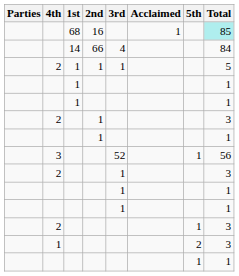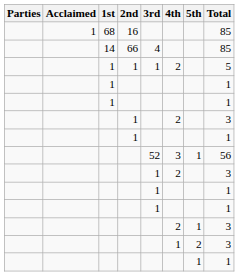columns swapped: (156, 13) <-> (53, 13)
(226, 31) paleturquoise background -> (226, 31) no background
(226, 48) 84 -> (226, 48) 85
